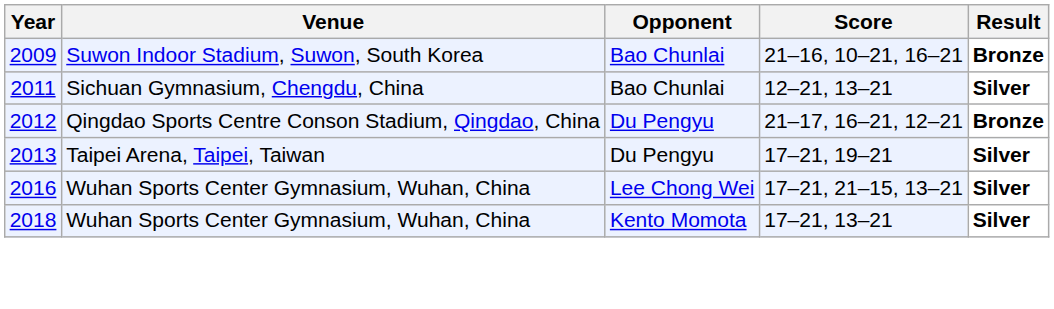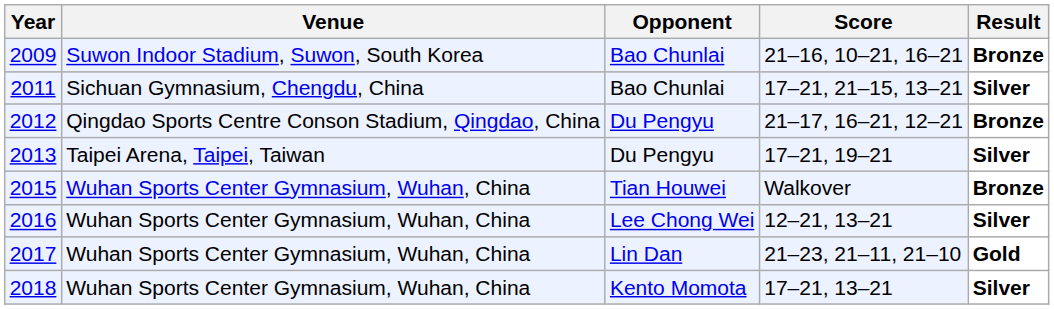(828, 88) 12–21, 13–21 -> (864, 88) 17–21, 21–15, 13–21
+ row: (33, 188)
(864, 188) 17–21, 21–15, 13–21 -> (828, 221) 12–21, 13–21
+ row: (33, 254)
